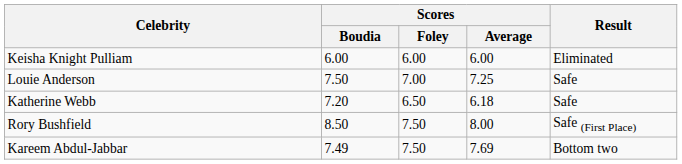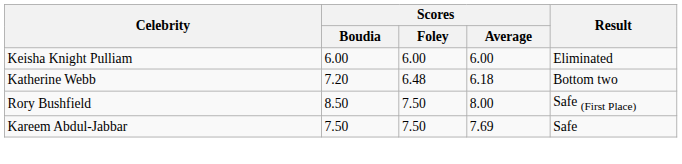- row: (51, 79)
(414, 101) 6.50 -> (414, 79) 6.48
(565, 101) Safe -> (585, 79) Bottom two
(336, 148) 7.49 -> (336, 126) 7.50
(585, 148) Bottom two -> (565, 126) Safe
